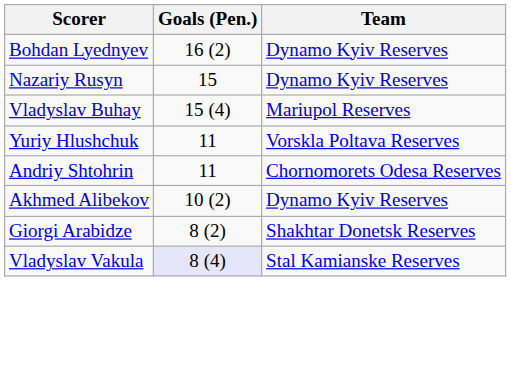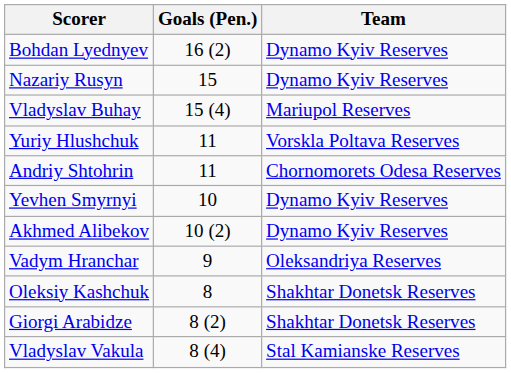+ row: (73, 200)
+ row: (74, 261)
+ row: (79, 291)
(208, 261) lavender background -> (208, 351) no background
